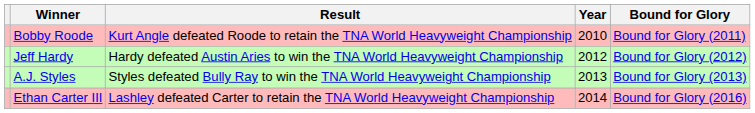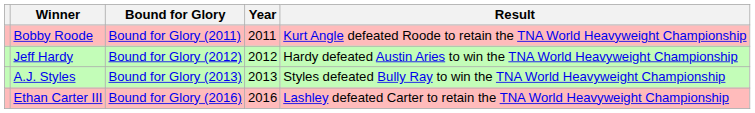columns swapped: (680, 14) <-> (340, 14)
(593, 35) 2010 -> (262, 35) 2011
(593, 98) 2014 -> (263, 98) 2016
